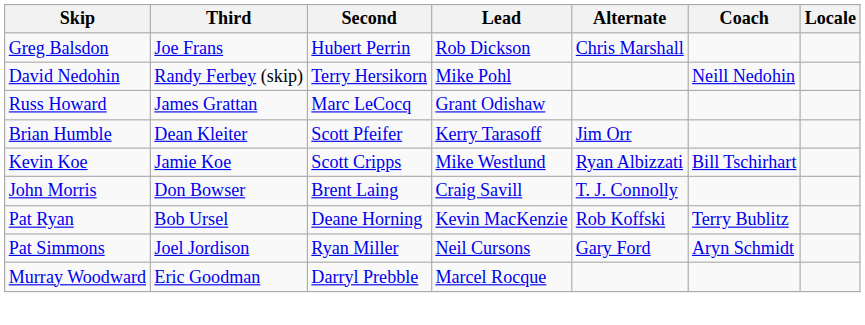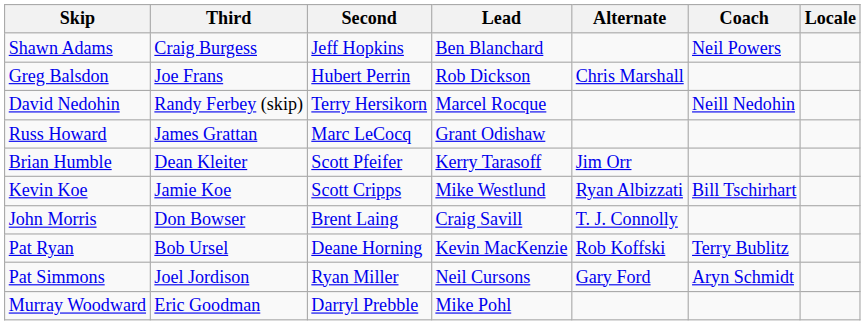+ row: (61, 47)
(473, 76) Mike Pohl -> (491, 104) Marcel Rocque
(491, 276) Marcel Rocque -> (473, 305) Mike Pohl
